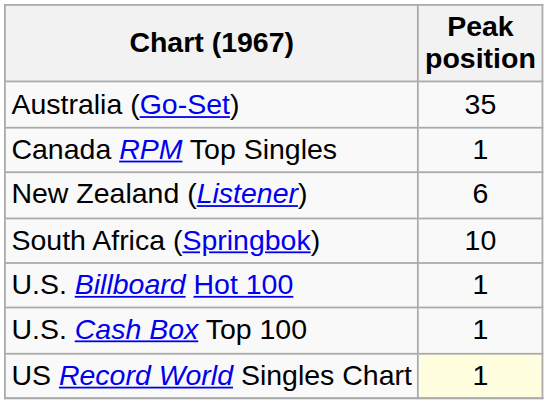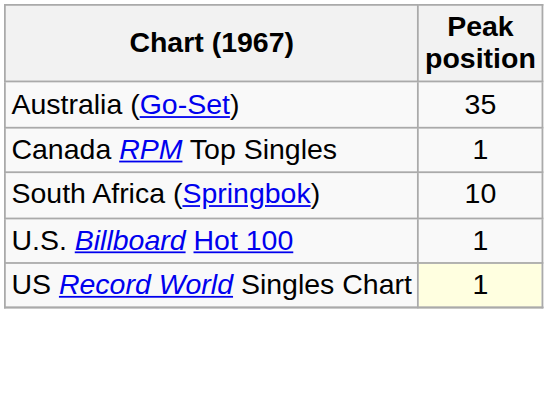- row: (159, 194)
- row: (159, 330)
